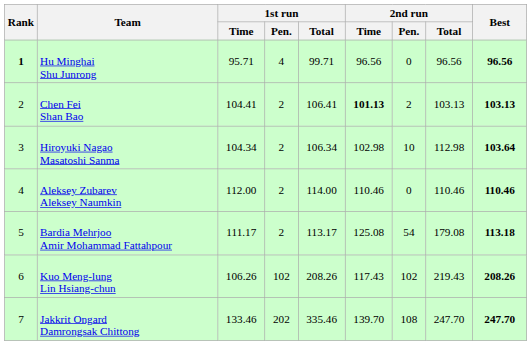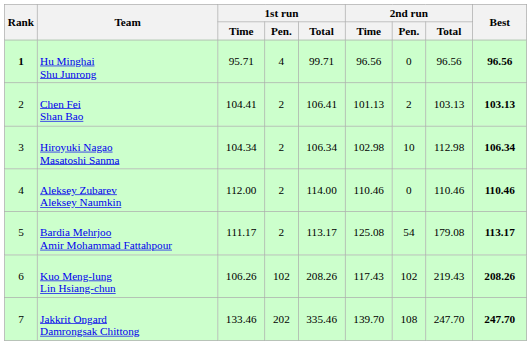(369, 104) bold -> (369, 104) normal
(500, 147) 103.64 -> (500, 147) 106.34
(500, 233) 113.18 -> (500, 233) 113.17
